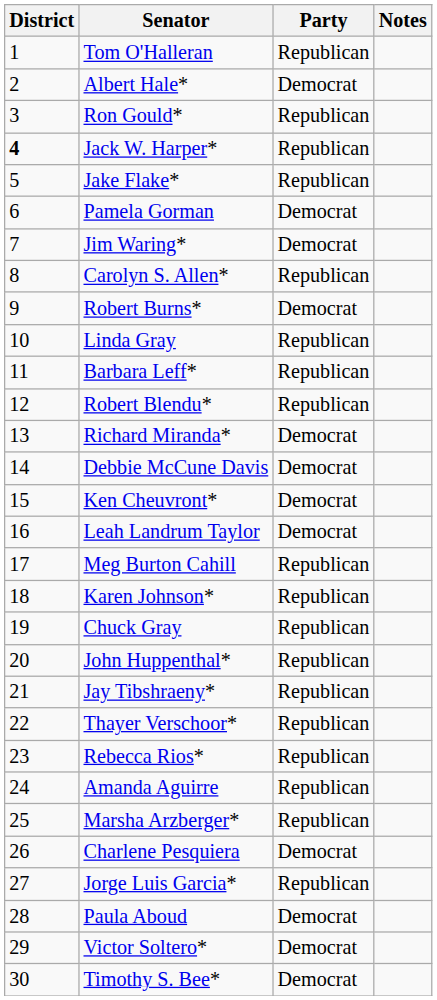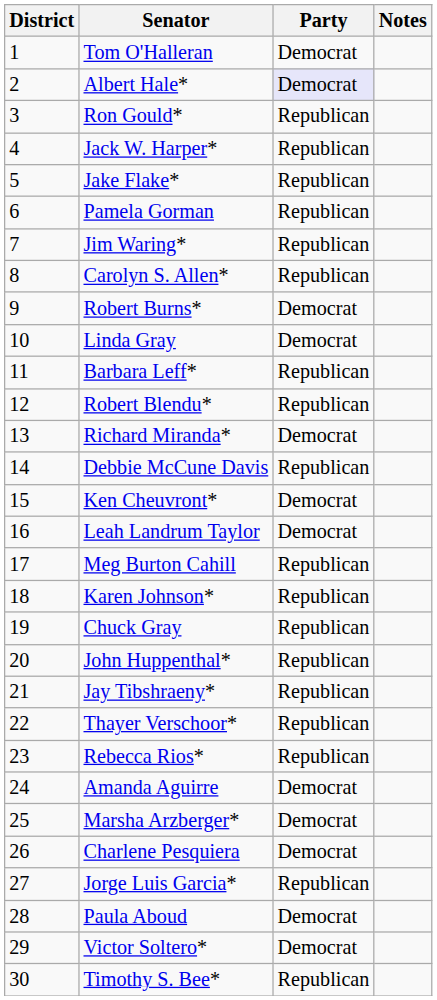(323, 52) Republican -> (317, 52) Democrat
(317, 84) no background -> (317, 84) lavender background
(14, 148) bold -> (14, 148) normal
(317, 212) Democrat -> (323, 212) Republican
(317, 244) Democrat -> (323, 244) Republican
(323, 340) Republican -> (317, 340) Democrat
(317, 468) Democrat -> (323, 468) Republican
(323, 787) Republican -> (317, 787) Democrat
(323, 819) Republican -> (317, 819) Democrat
(317, 979) Democrat -> (323, 979) Republican
